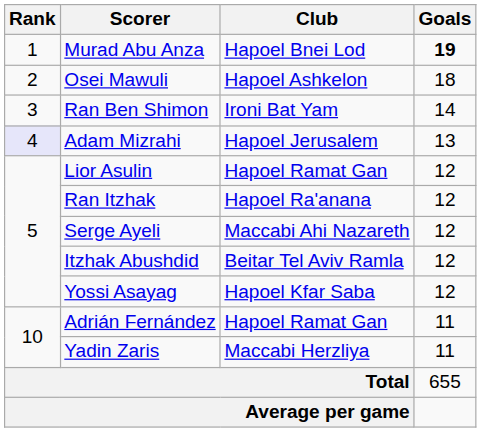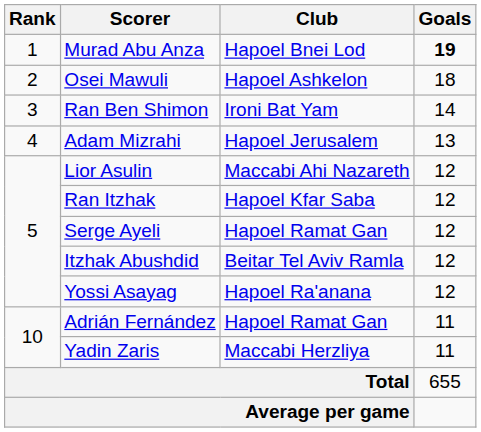(32, 140) lavender background -> (32, 140) no background
(306, 170) Hapoel Ramat Gan -> (317, 170) Maccabi Ahi Nazareth
(298, 200) Hapoel Ra'anana -> (300, 200) Hapoel Kfar Saba
(317, 230) Maccabi Ahi Nazareth -> (306, 230) Hapoel Ramat Gan
(300, 291) Hapoel Kfar Saba -> (298, 291) Hapoel Ra'anana
